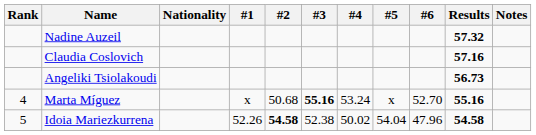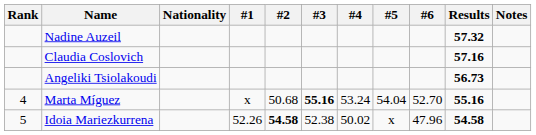(391, 99) x -> (391, 99) 54.04
(391, 120) 54.04 -> (391, 120) x
